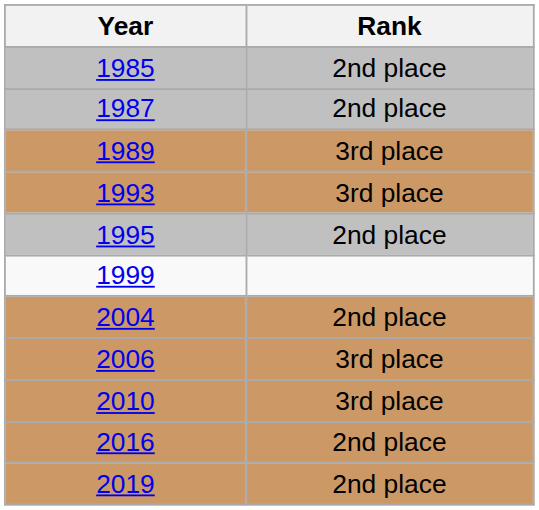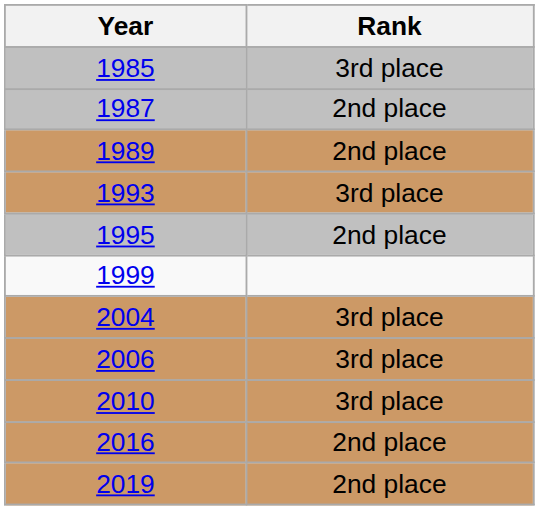(389, 68) 2nd place -> (389, 68) 3rd place
(389, 151) 3rd place -> (389, 151) 2nd place
(389, 318) 2nd place -> (389, 318) 3rd place
